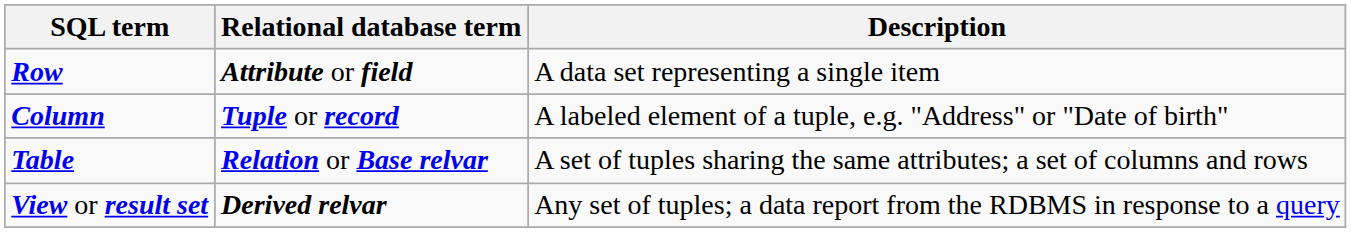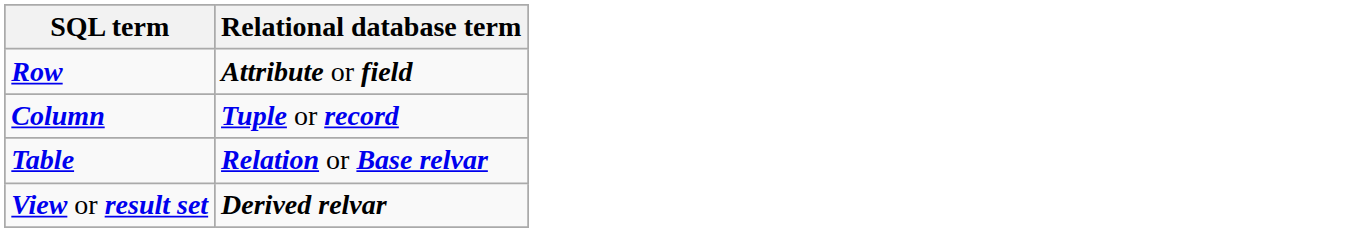- column: (937, 26)
